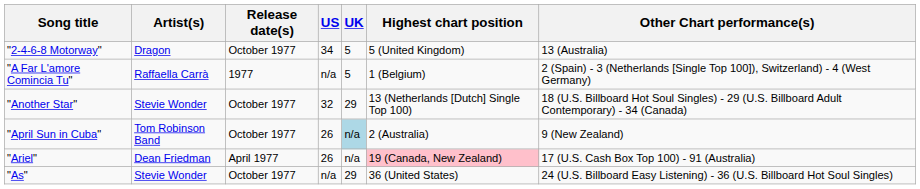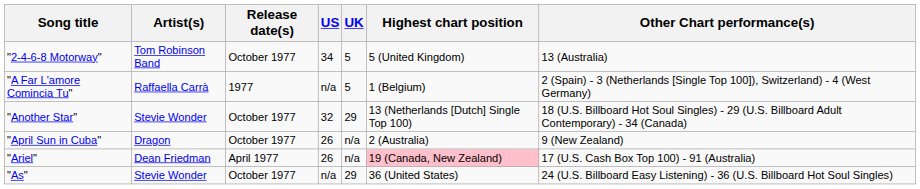(152, 51) Dragon -> (170, 57) Tom Robinson Band
(170, 134) Tom Robinson Band -> (152, 141) Dragon
(352, 134) lightblue background -> (352, 141) no background
